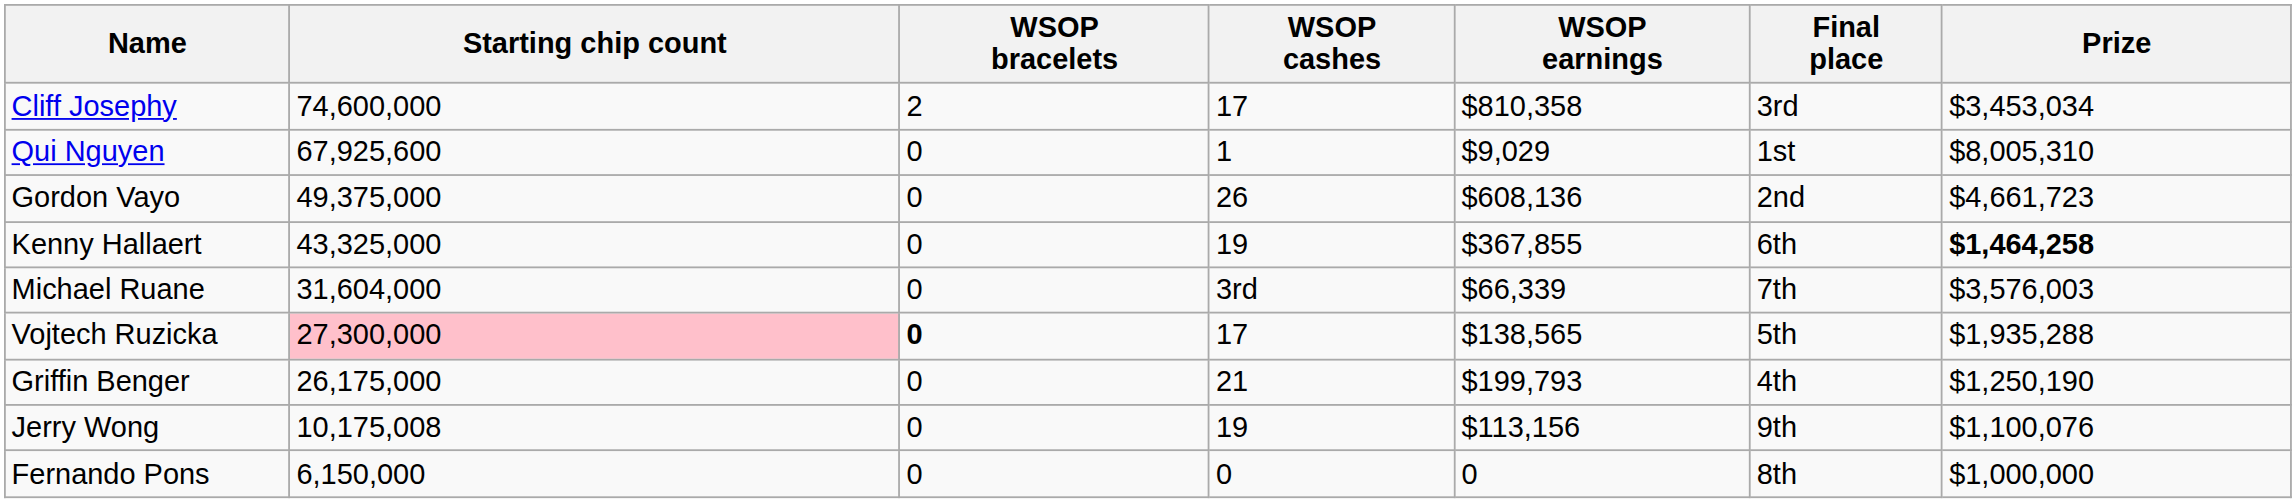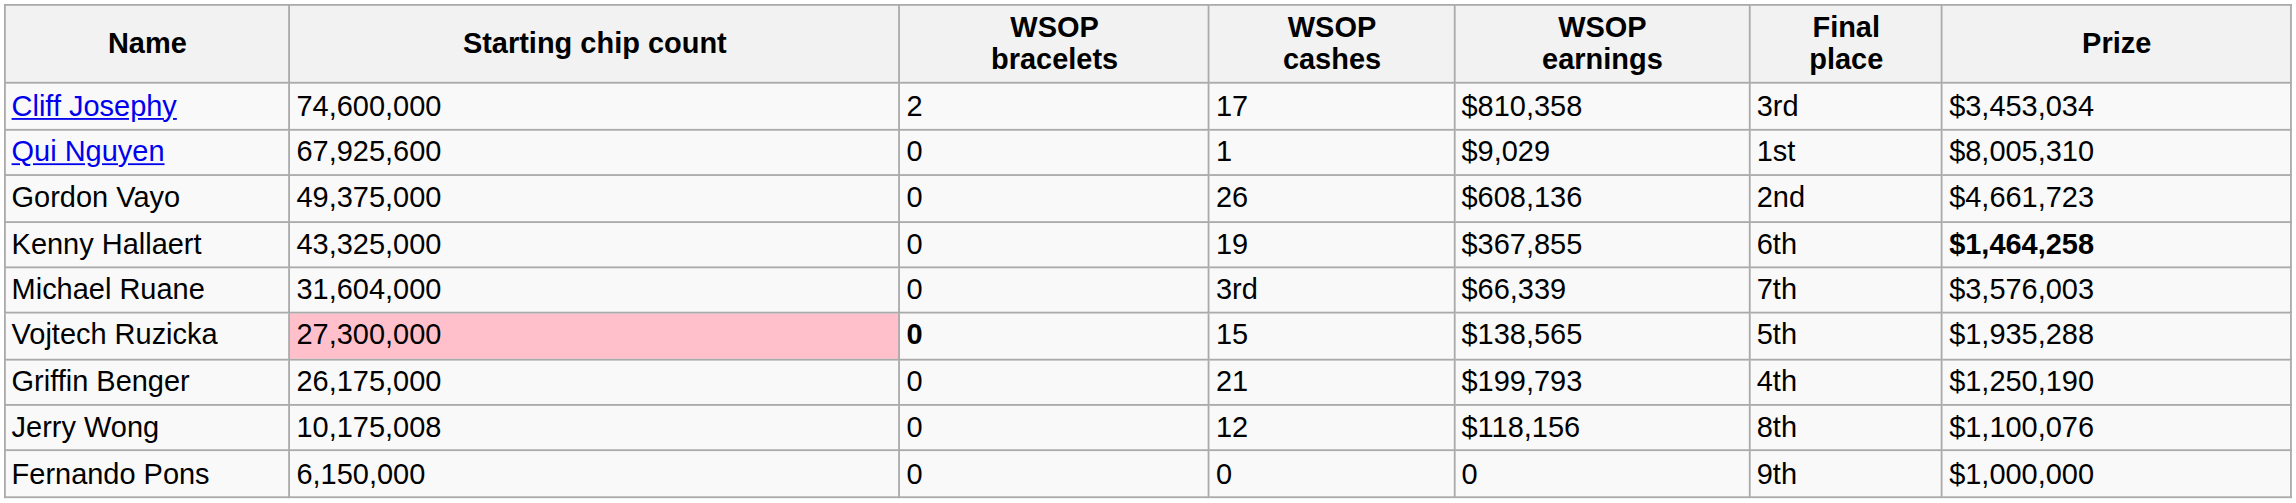(1232, 335) 17 -> (1232, 335) 15
(1232, 427) 19 -> (1232, 427) 12
(1521, 427) $113,156 -> (1521, 427) $118,156
(1777, 427) 9th -> (1777, 427) 8th
(1777, 473) 8th -> (1777, 473) 9th
